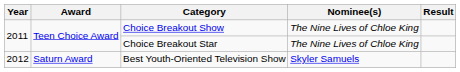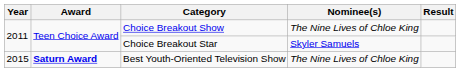(354, 43) The Nine Lives of Chloe King -> (325, 43) Skyler Samuels
(18, 59) 2012 -> (18, 59) 2015
(63, 59) normal -> (65, 59) bold
(325, 59) Skyler Samuels -> (354, 59) The Nine Lives of Chloe King
